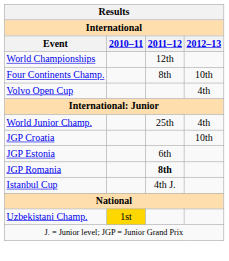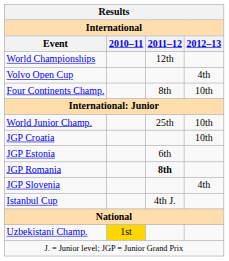rows swapped: (56, 75) <-> (40, 91)
(204, 122) 4th -> (204, 122) 10th
+ row: (33, 185)
